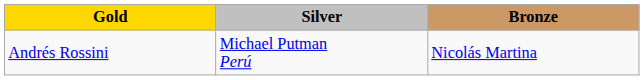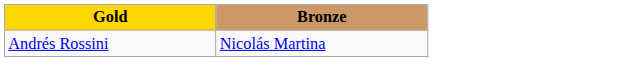- column: (322, 17)
